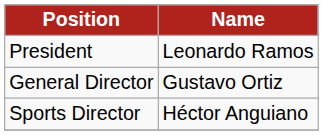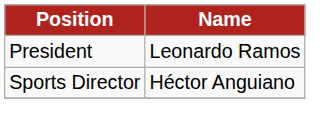- row: (81, 82)
